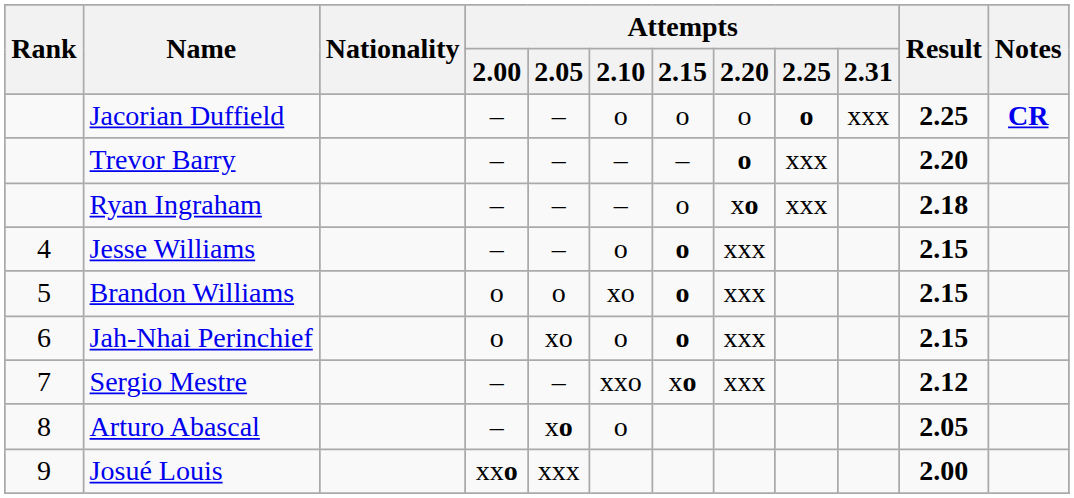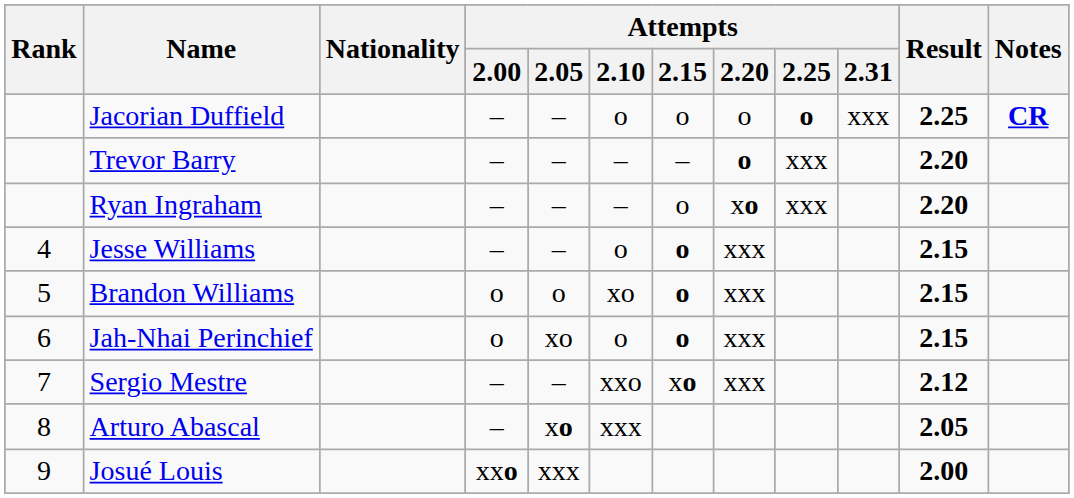(944, 204) 2.18 -> (944, 204) 2.20
(621, 426) o -> (621, 426) xxx
